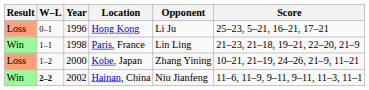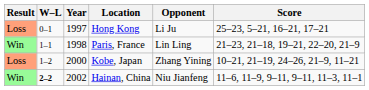(76, 28) 1996 -> (76, 28) 1997
